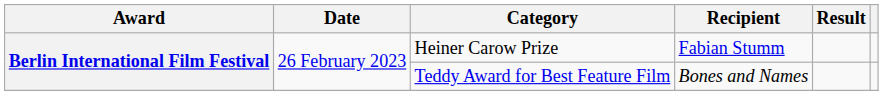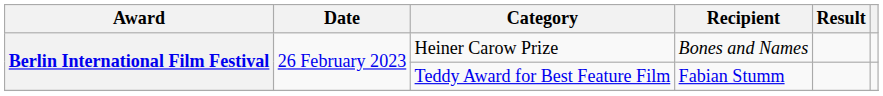(732, 47) Fabian Stumm -> (743, 47) Bones and Names
(743, 76) Bones and Names -> (732, 76) Fabian Stumm
